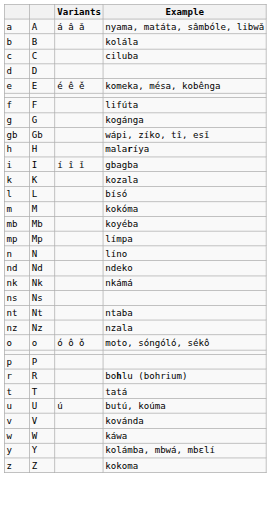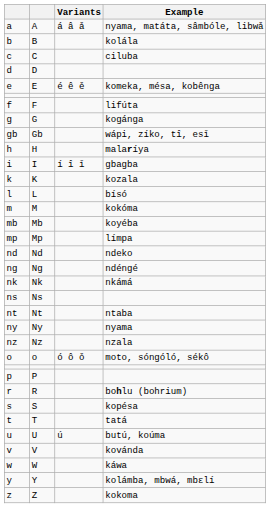- row: (9, 253)
+ row: (12, 268)
+ row: (12, 328)
+ row: (9, 406)
